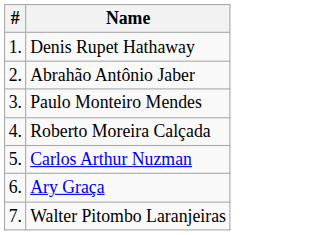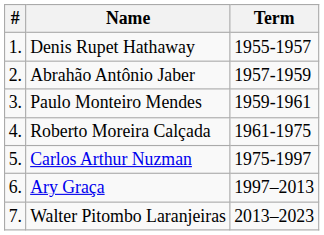+ column: (274, 18)
